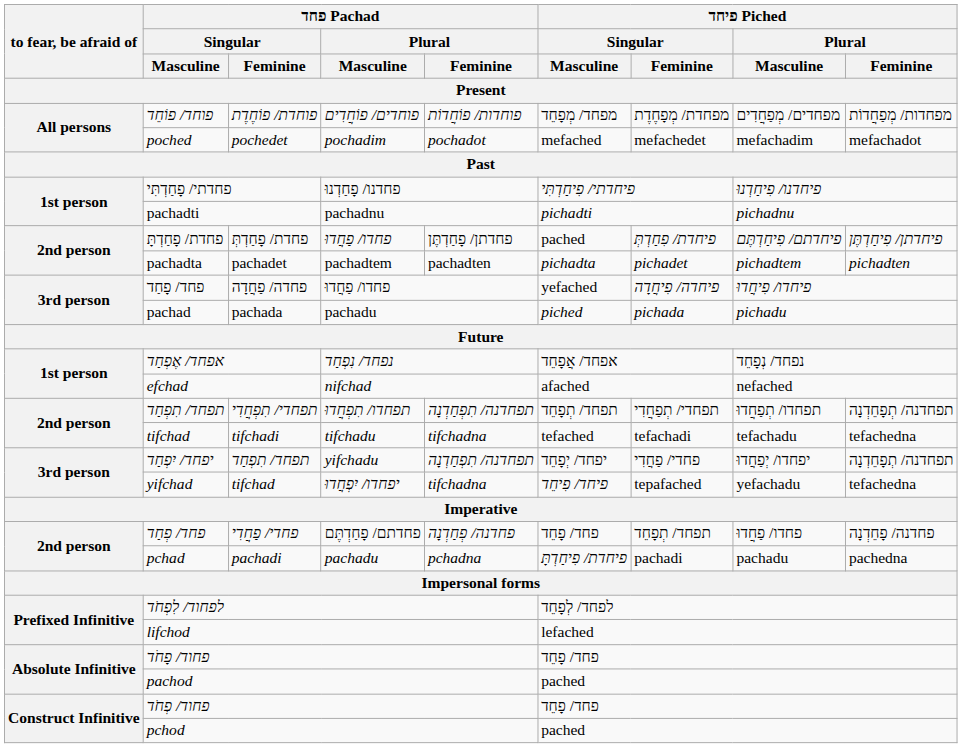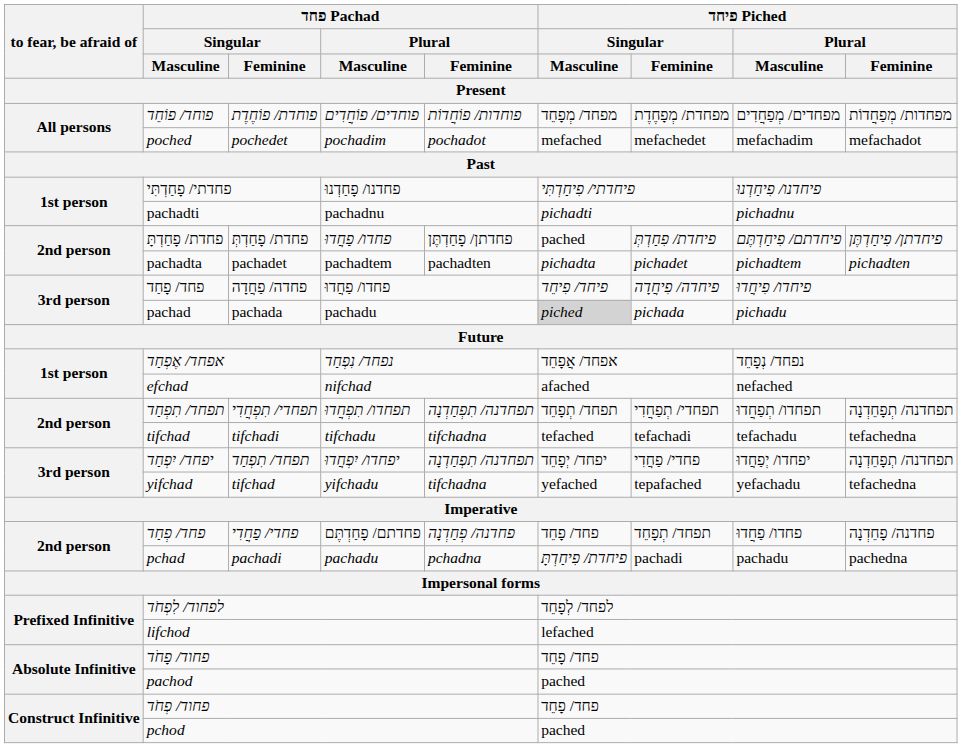(569, 287) yefached -> (575, 287) פיחד/ פִיחֵד
(562, 312) no background -> (562, 312) lightgrey background
(351, 459) yifchadu -> (362, 459) יפחדו/ יִפְחֲדוּ
(362, 484) יפחדו/ יִפְחֲדוּ -> (351, 484) yifchadu
(575, 484) פיחד/ פִיחֵד -> (569, 484) yefached
